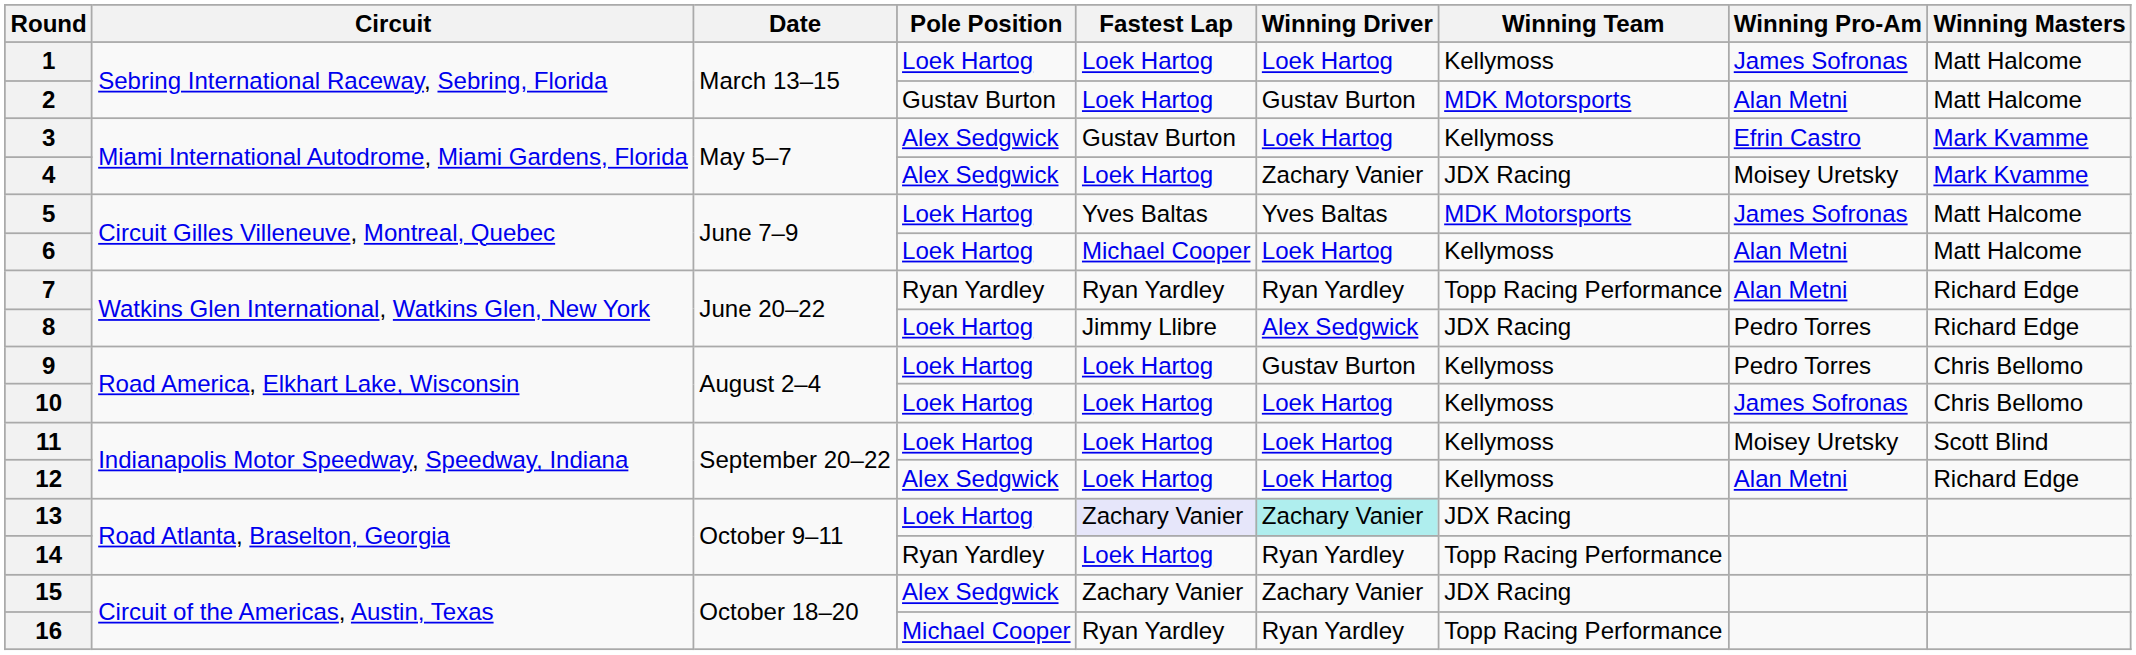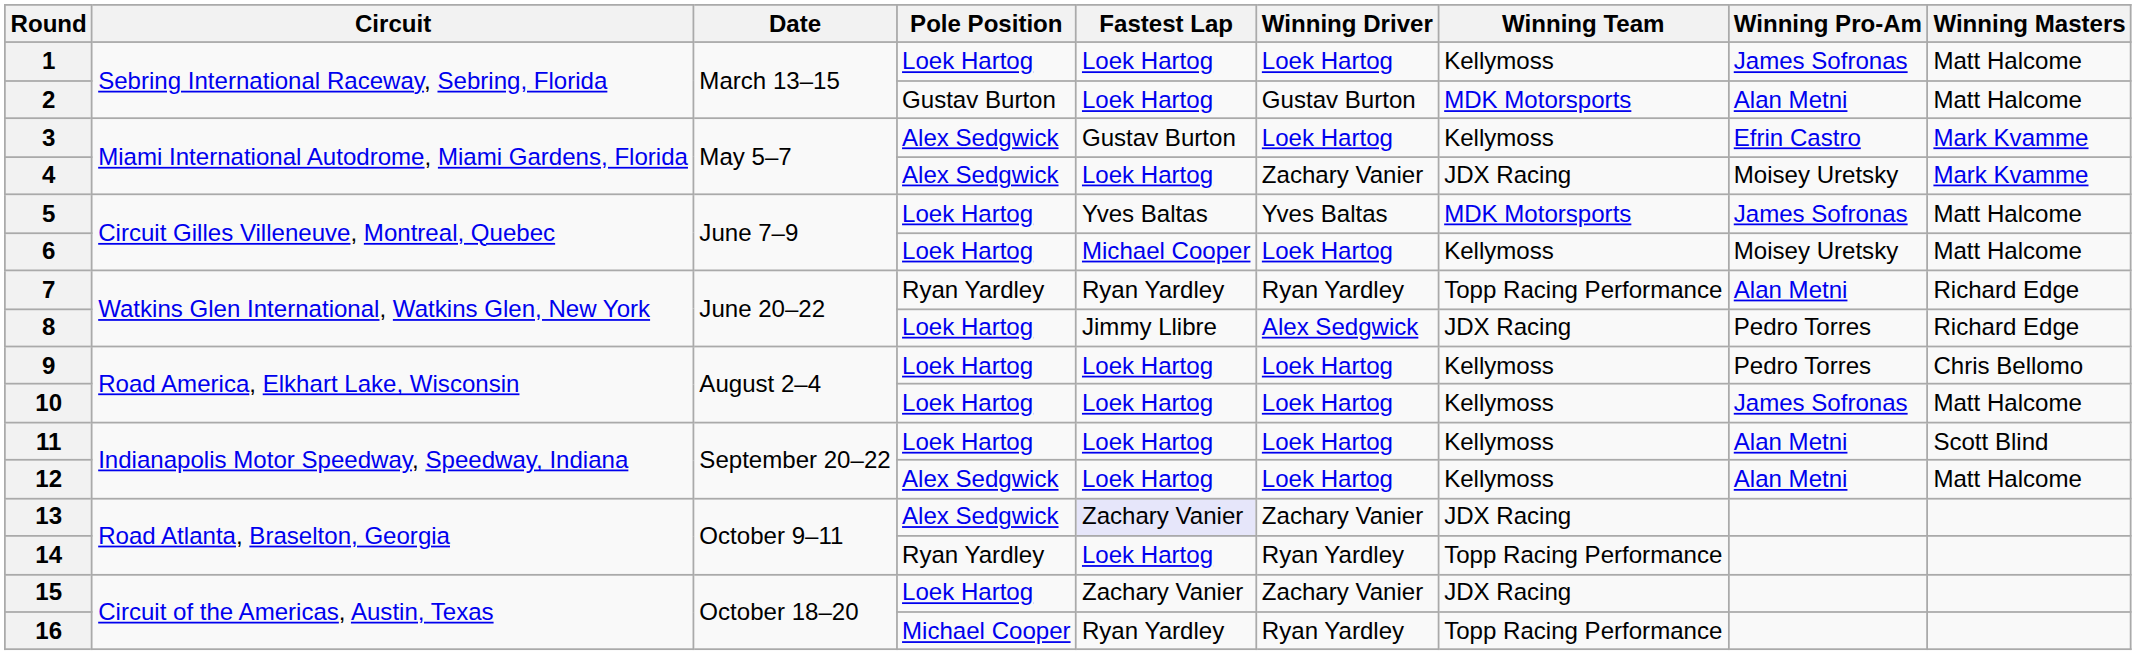(1791, 251) Alan Metni -> (1816, 251) Moisey Uretsky
(1339, 365) Gustav Burton -> (1327, 365) Loek Hartog
(2008, 403) Chris Bellomo -> (2008, 403) Matt Halcome
(1816, 441) Moisey Uretsky -> (1791, 441) Alan Metni
(2006, 479) Richard Edge -> (2008, 479) Matt Halcome
(968, 517) Loek Hartog -> (980, 517) Alex Sedgwick
(1343, 517) paleturquoise background -> (1343, 517) no background
(980, 593) Alex Sedgwick -> (968, 593) Loek Hartog
